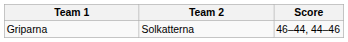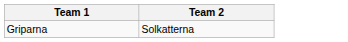- column: (309, 12)
